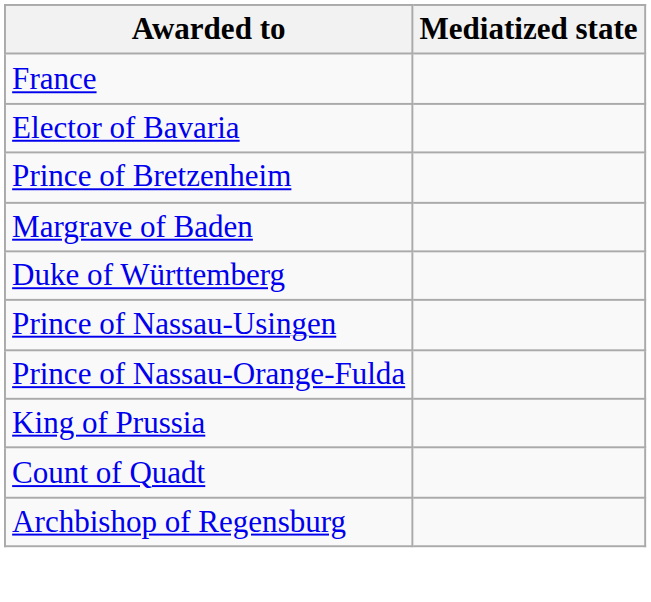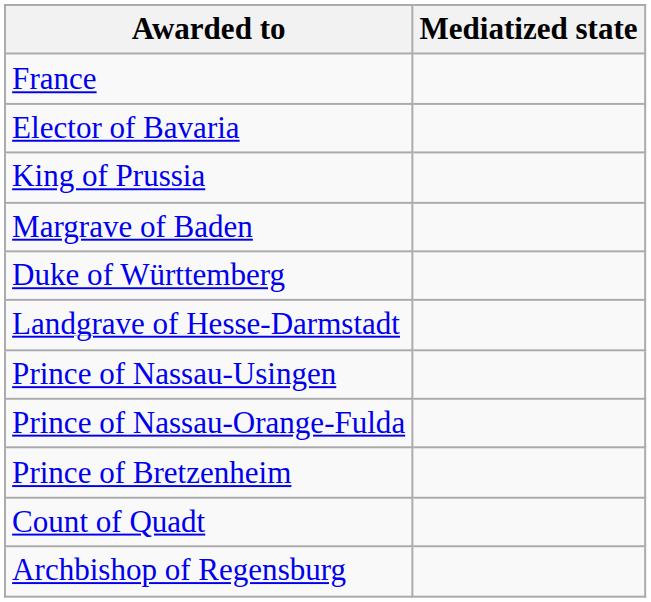rows swapped: (109, 422) <-> (152, 176)
+ row: (206, 324)
